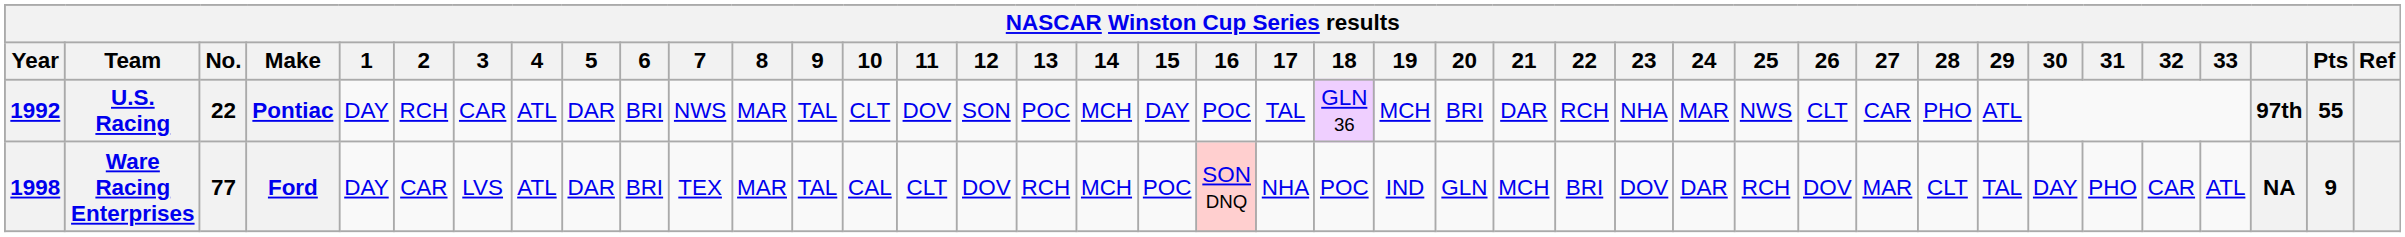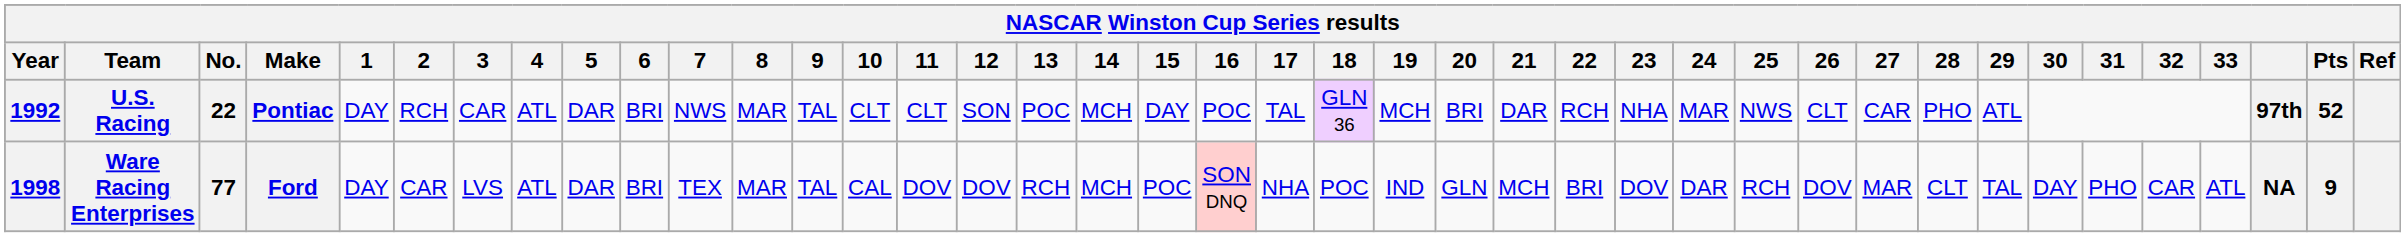(927, 111) DOV -> (927, 111) CLT
(2331, 111) 55 -> (2331, 111) 52
(927, 187) CLT -> (927, 187) DOV
